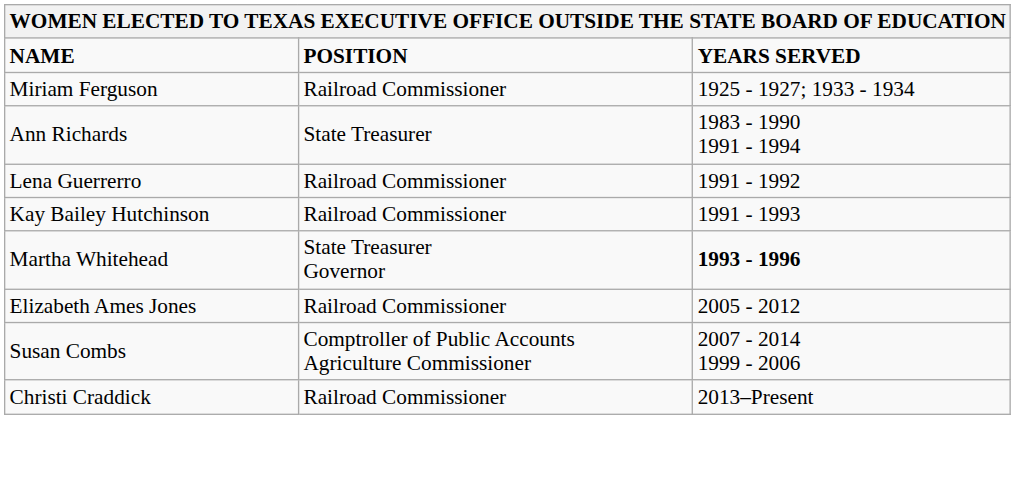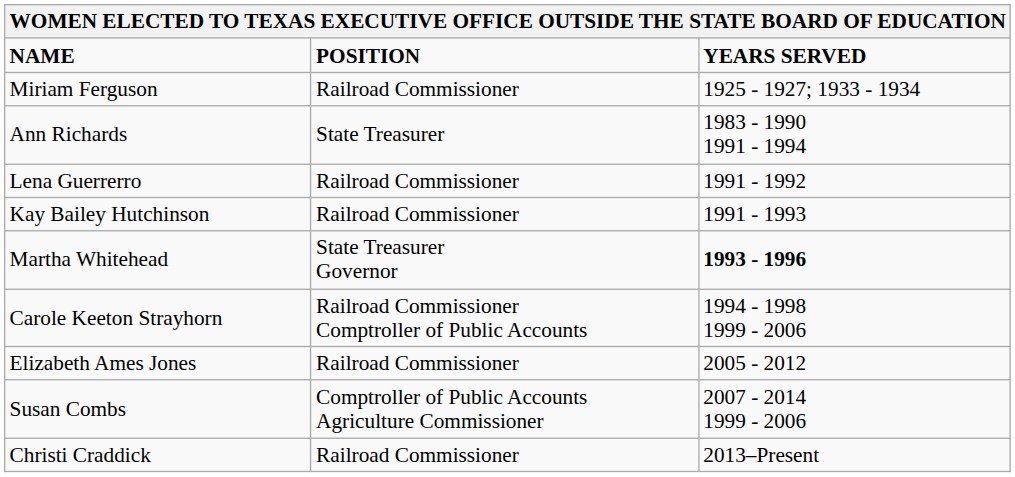+ row: (116, 317)
